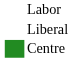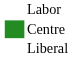rows swapped: (48, 29) <-> (46, 48)
